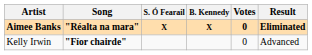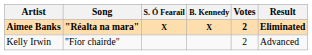(245, 27) 0 -> (245, 27) 2
(96, 42) bold -> (92, 42) normal
(245, 42) 0 -> (245, 42) 2
